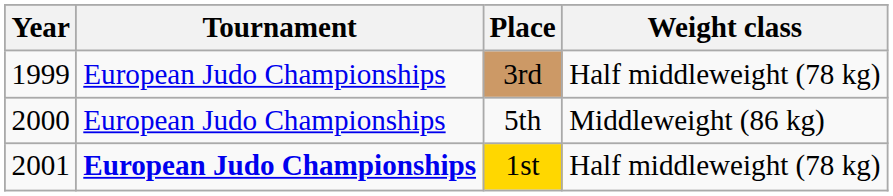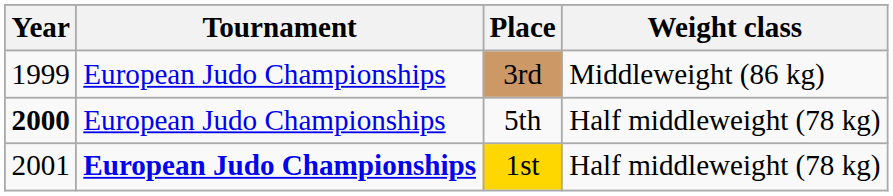(725, 73) Half middleweight (78 kg) -> (697, 73) Middleweight (86 kg)
(41, 119) normal -> (41, 119) bold
(697, 119) Middleweight (86 kg) -> (725, 119) Half middleweight (78 kg)
